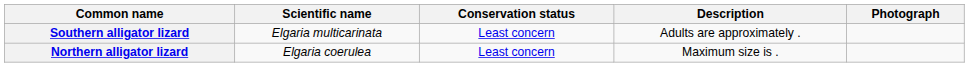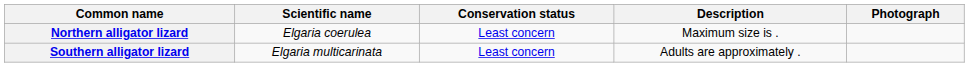rows swapped: (120, 52) <-> (120, 33)
